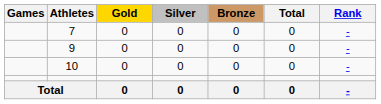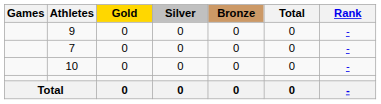rows swapped: (72, 49) <-> (72, 31)
